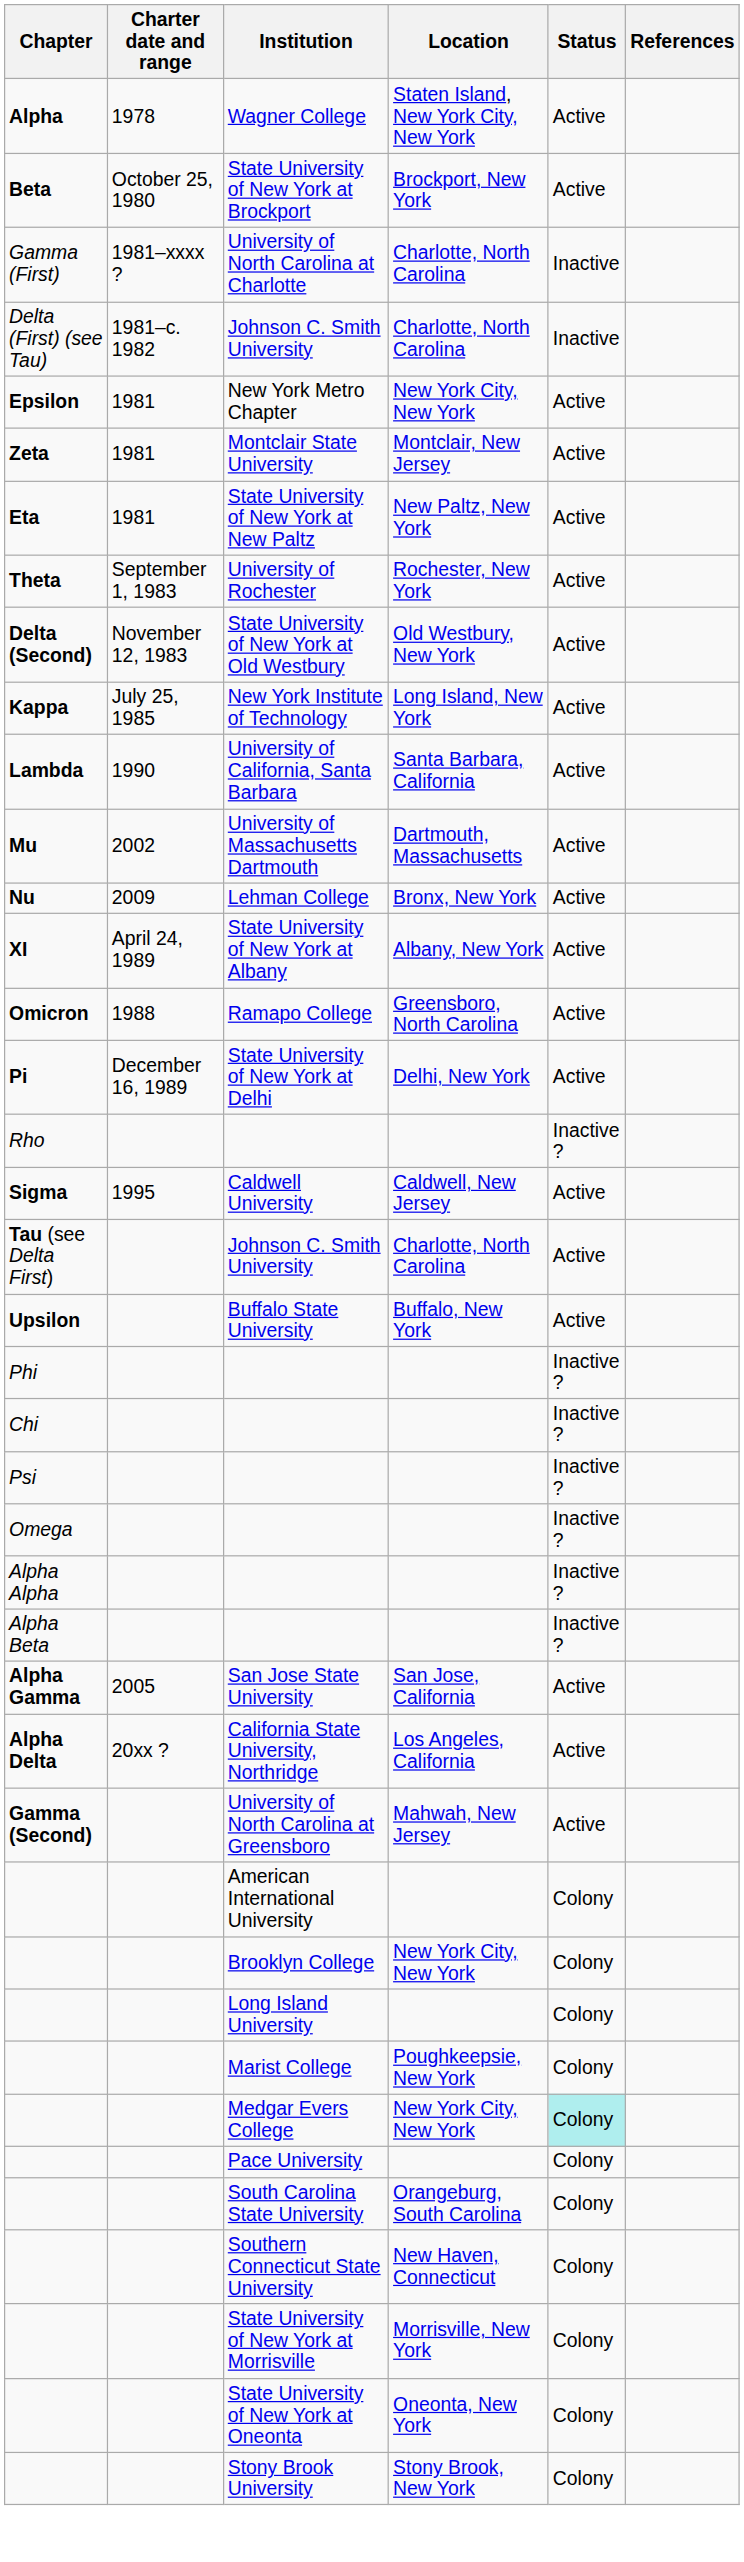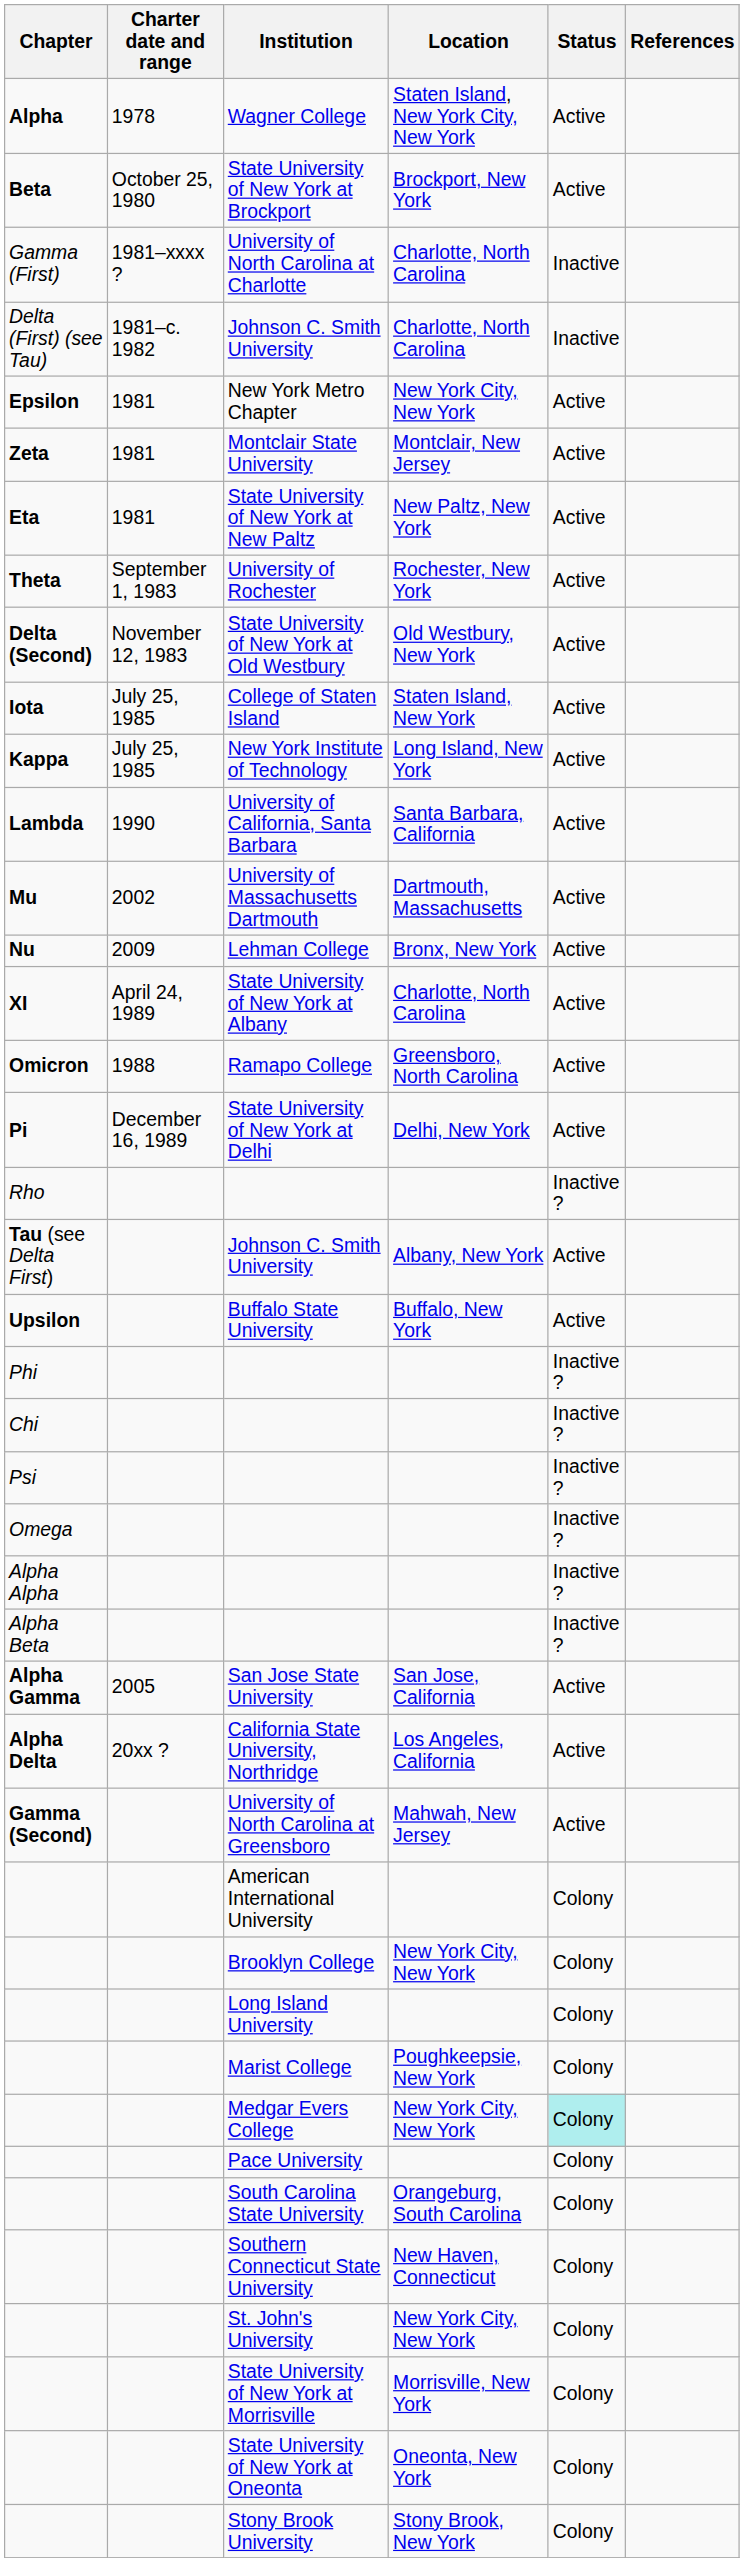+ row: (26, 708)
(468, 950) Albany, New York -> (461, 1003) Charlotte, North Carolina
- row: (38, 1193)
(461, 1256) Charlotte, North Carolina -> (468, 1256) Albany, New York
+ row: (56, 2330)
